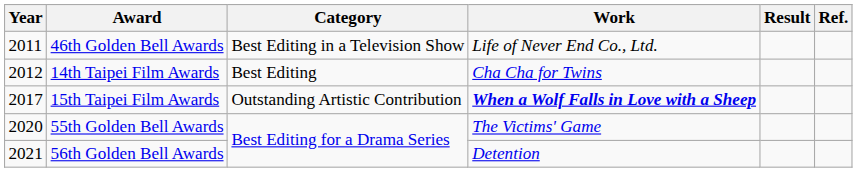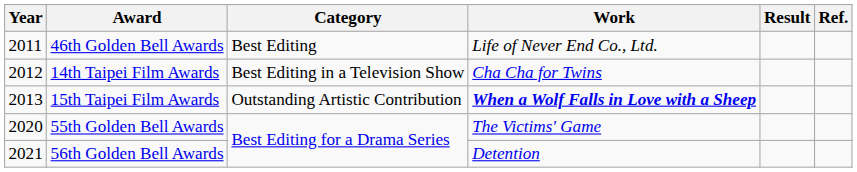(348, 45) Best Editing in a Television Show -> (274, 45) Best Editing
(274, 72) Best Editing -> (348, 72) Best Editing in a Television Show
(26, 99) 2017 -> (26, 99) 2013
